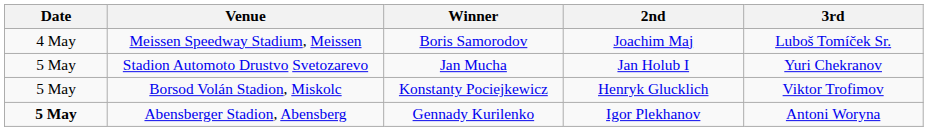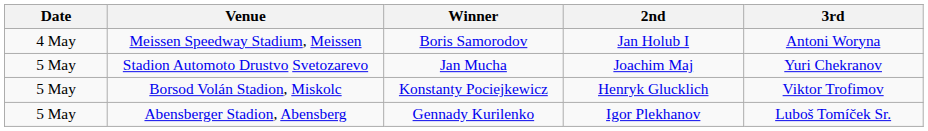(653, 41) Joachim Maj -> (653, 41) Jan Holub I
(833, 41) Luboš Tomíček Sr. -> (833, 41) Antoni Woryna
(653, 65) Jan Holub I -> (653, 65) Joachim Maj
(56, 114) bold -> (56, 114) normal
(833, 114) Antoni Woryna -> (833, 114) Luboš Tomíček Sr.
